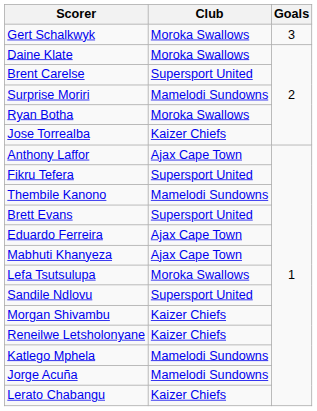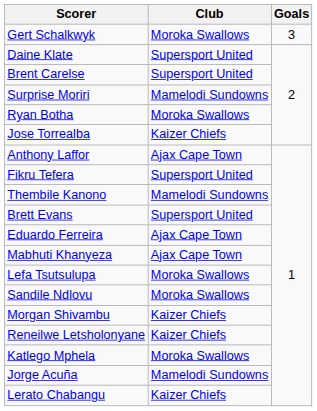(200, 54) Moroka Swallows -> (202, 54) Supersport United
(202, 295) Supersport United -> (200, 295) Moroka Swallows
(210, 355) Mamelodi Sundowns -> (200, 355) Moroka Swallows
